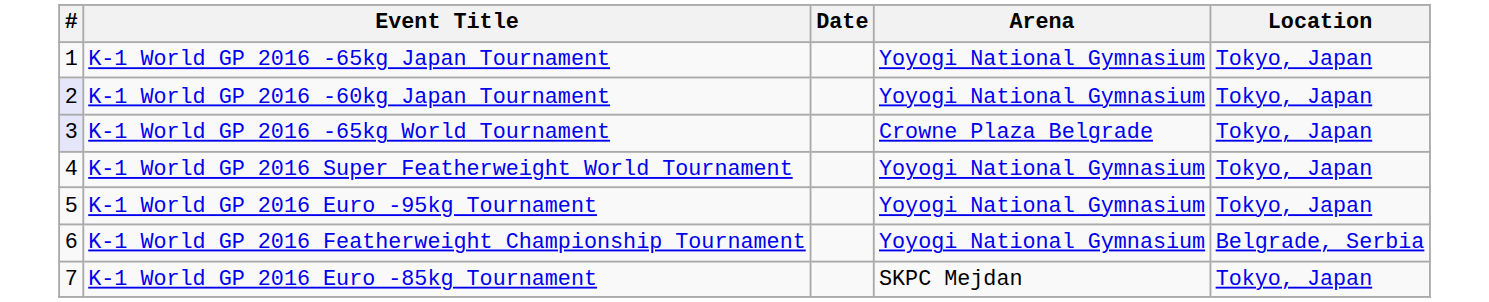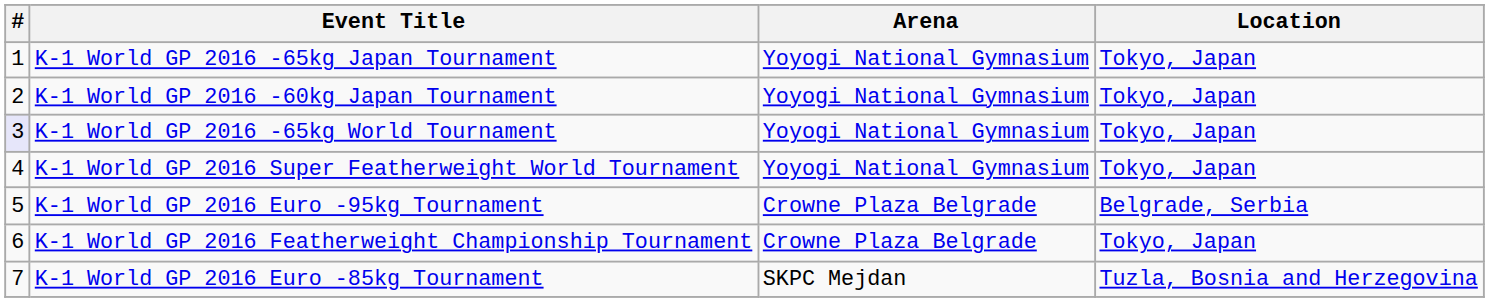- column: (842, 23)
(71, 96) lavender background -> (18, 96) no background
(1016, 133) Crowne Plaza Belgrade -> (926, 133) Yoyogi National Gymnasium
(1042, 206) Yoyogi National Gymnasium -> (900, 206) Crowne Plaza Belgrade
(1294, 206) Tokyo, Japan -> (1204, 206) Belgrade, Serbia
(1042, 242) Yoyogi National Gymnasium -> (900, 242) Crowne Plaza Belgrade
(1320, 242) Belgrade, Serbia -> (1178, 242) Tokyo, Japan
(1294, 279) Tokyo, Japan -> (1289, 279) Tuzla, Bosnia and Herzegovina
